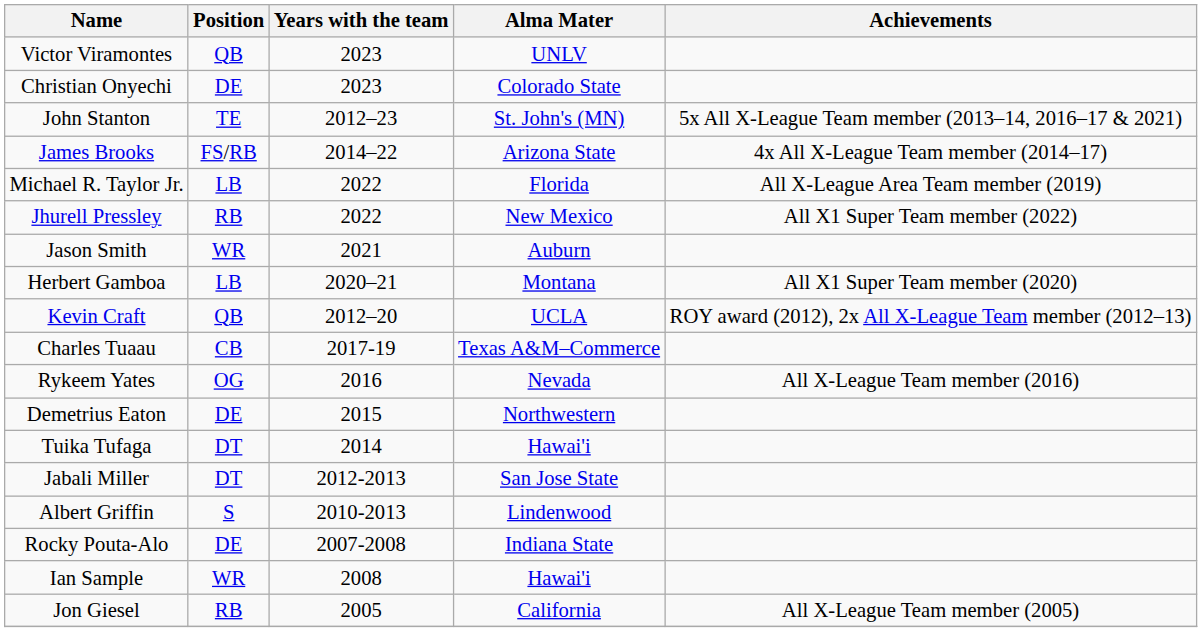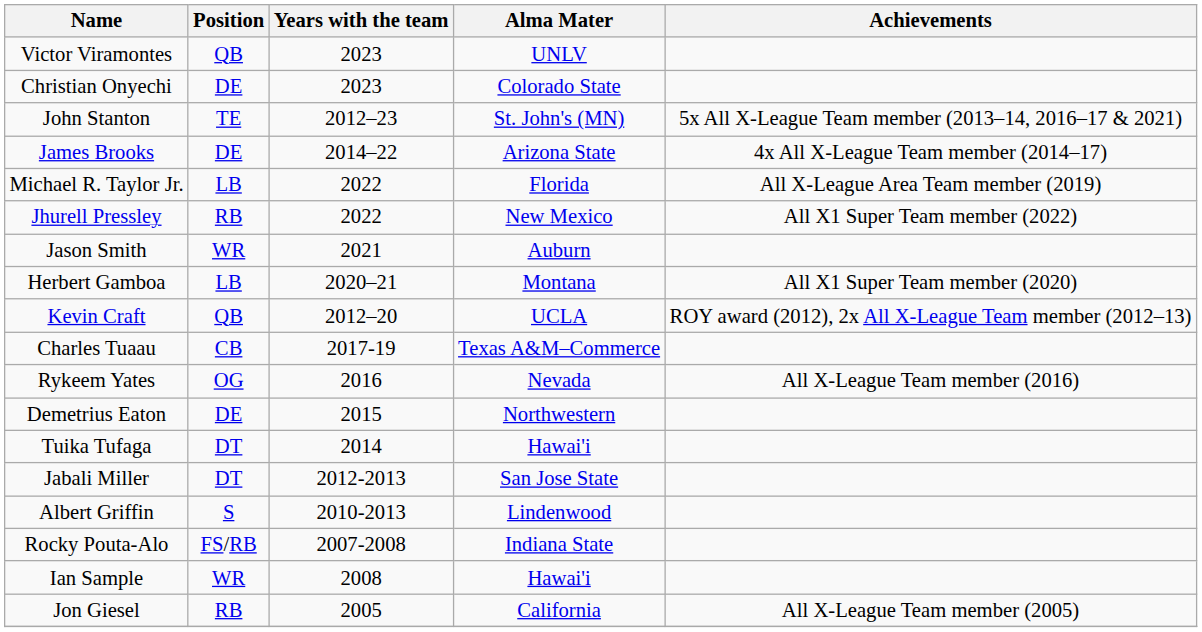(229, 151) FS/RB -> (229, 151) DE
(229, 544) DE -> (229, 544) FS/RB
